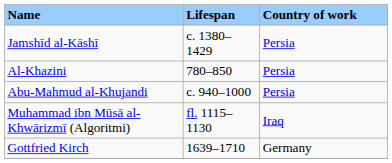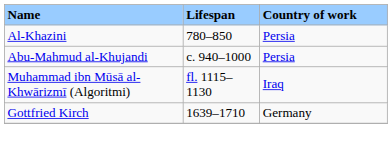- row: (53, 43)
